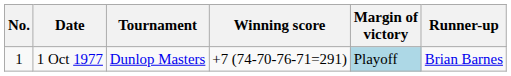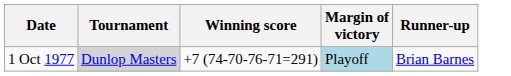- column: (19, 25)
(158, 59) no background -> (129, 59) lightgrey background
